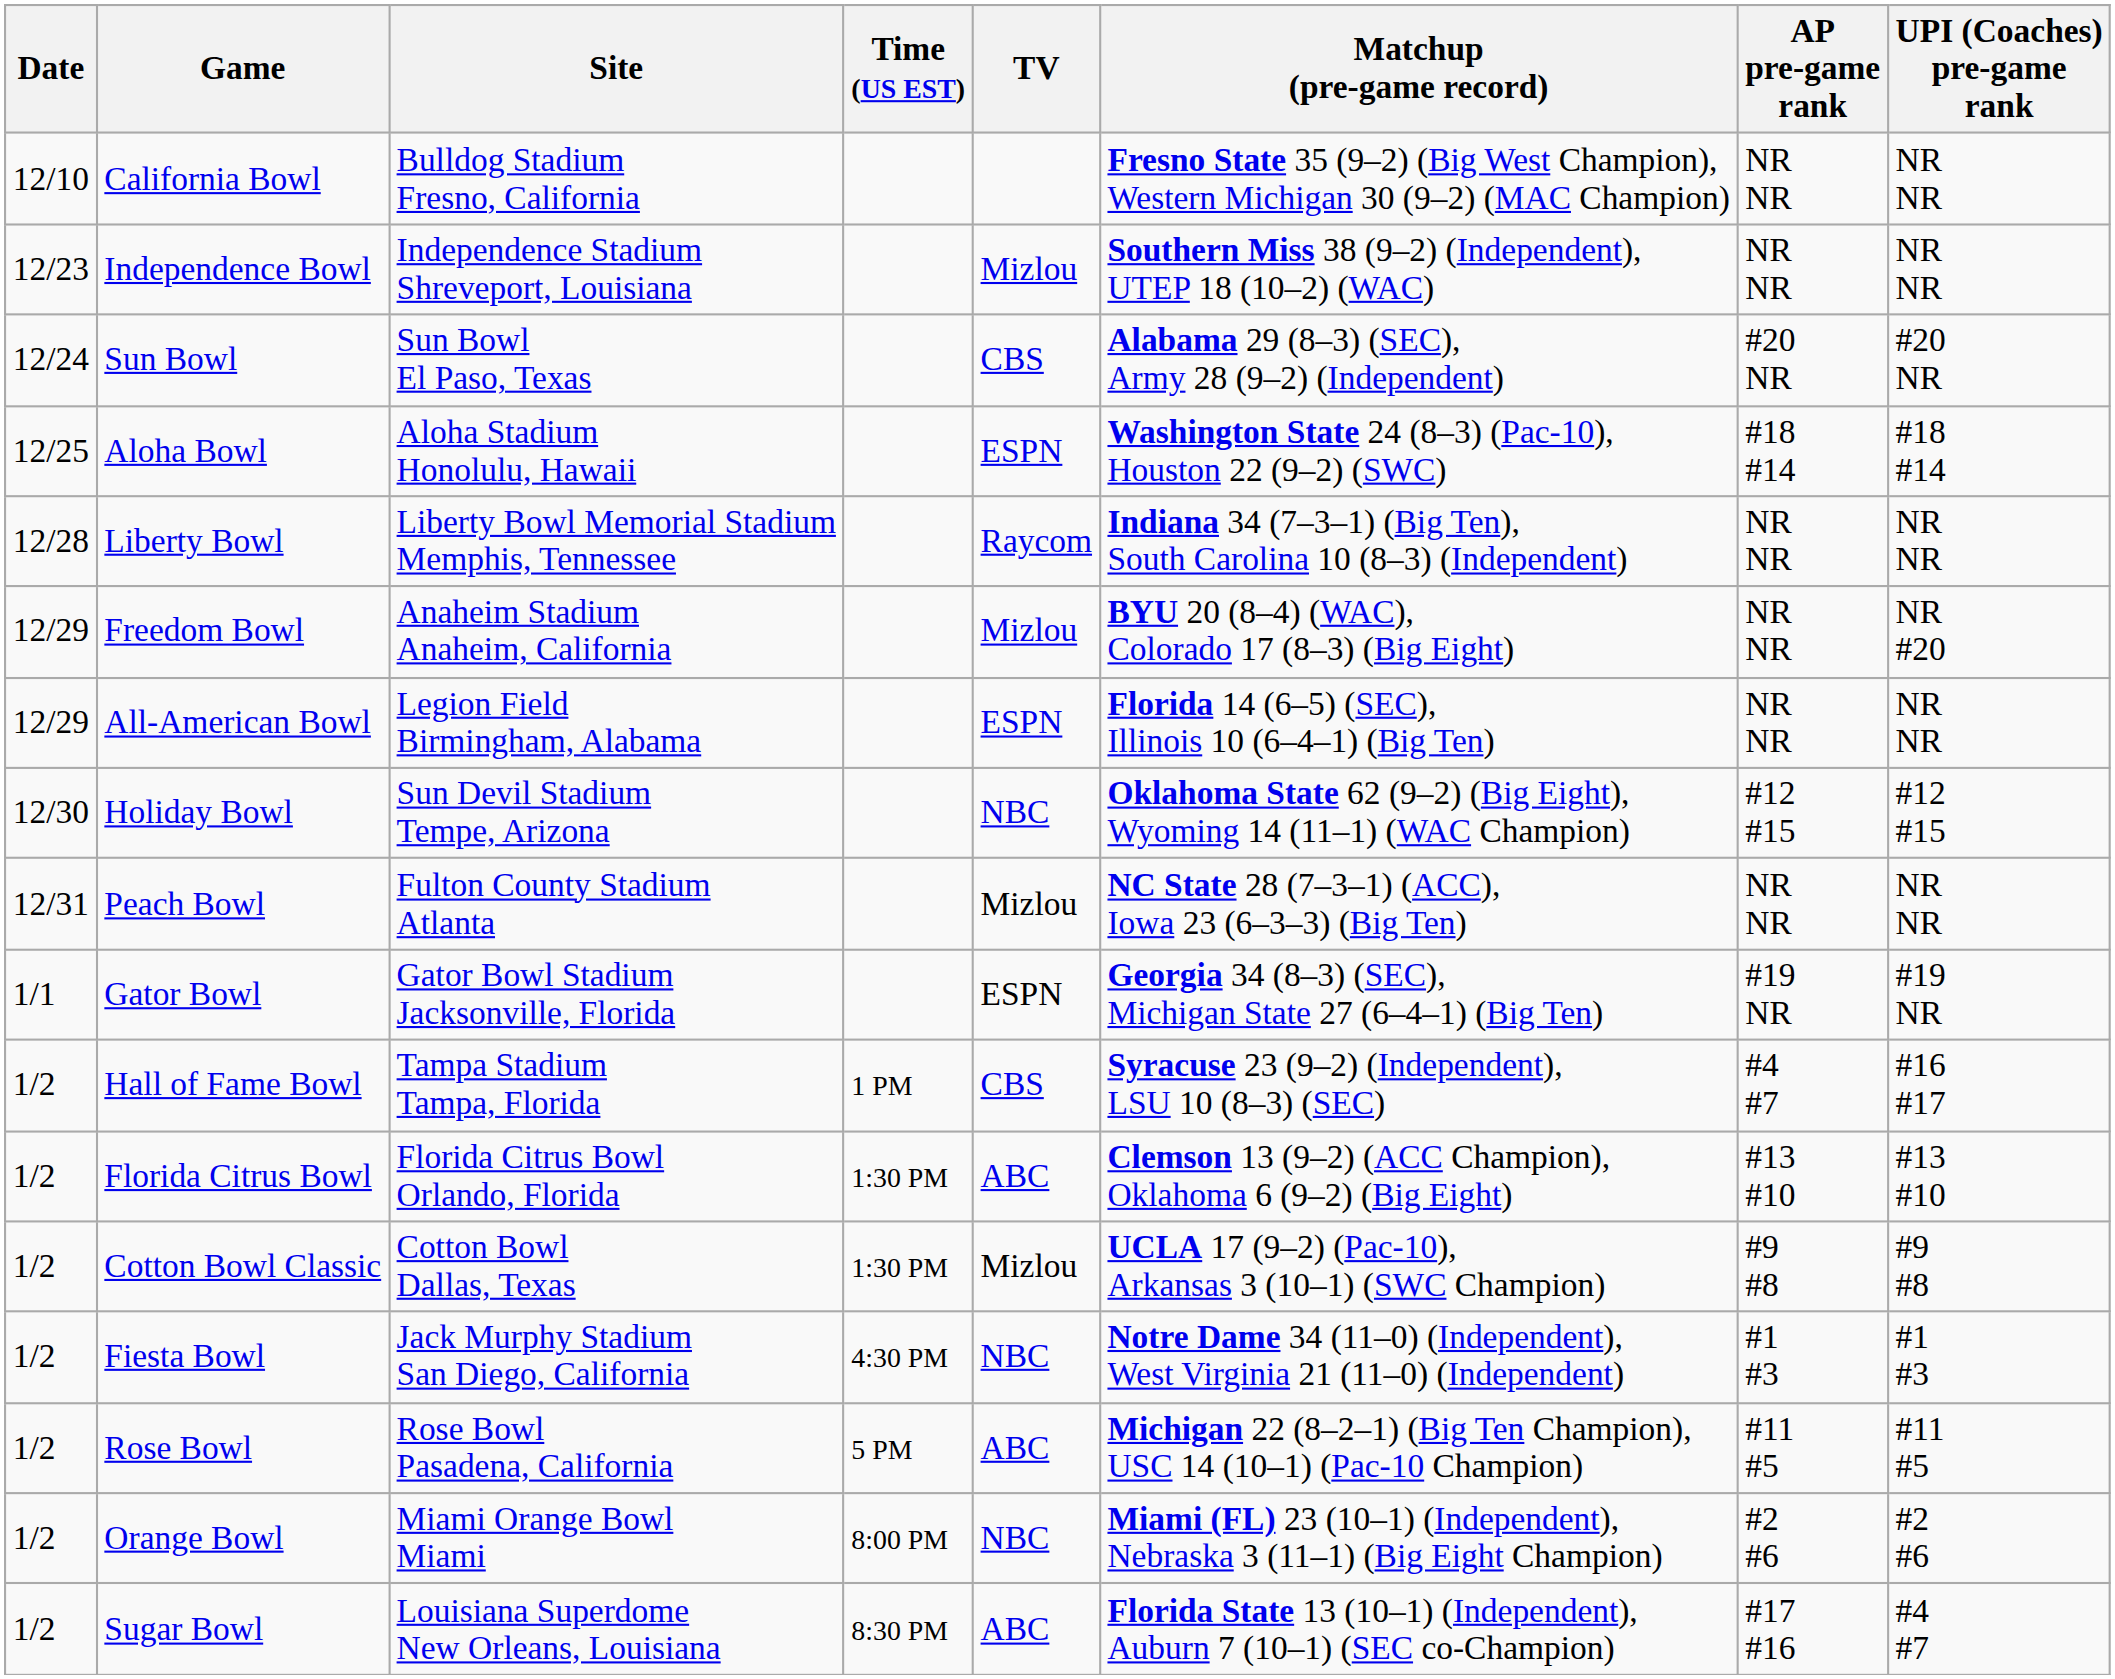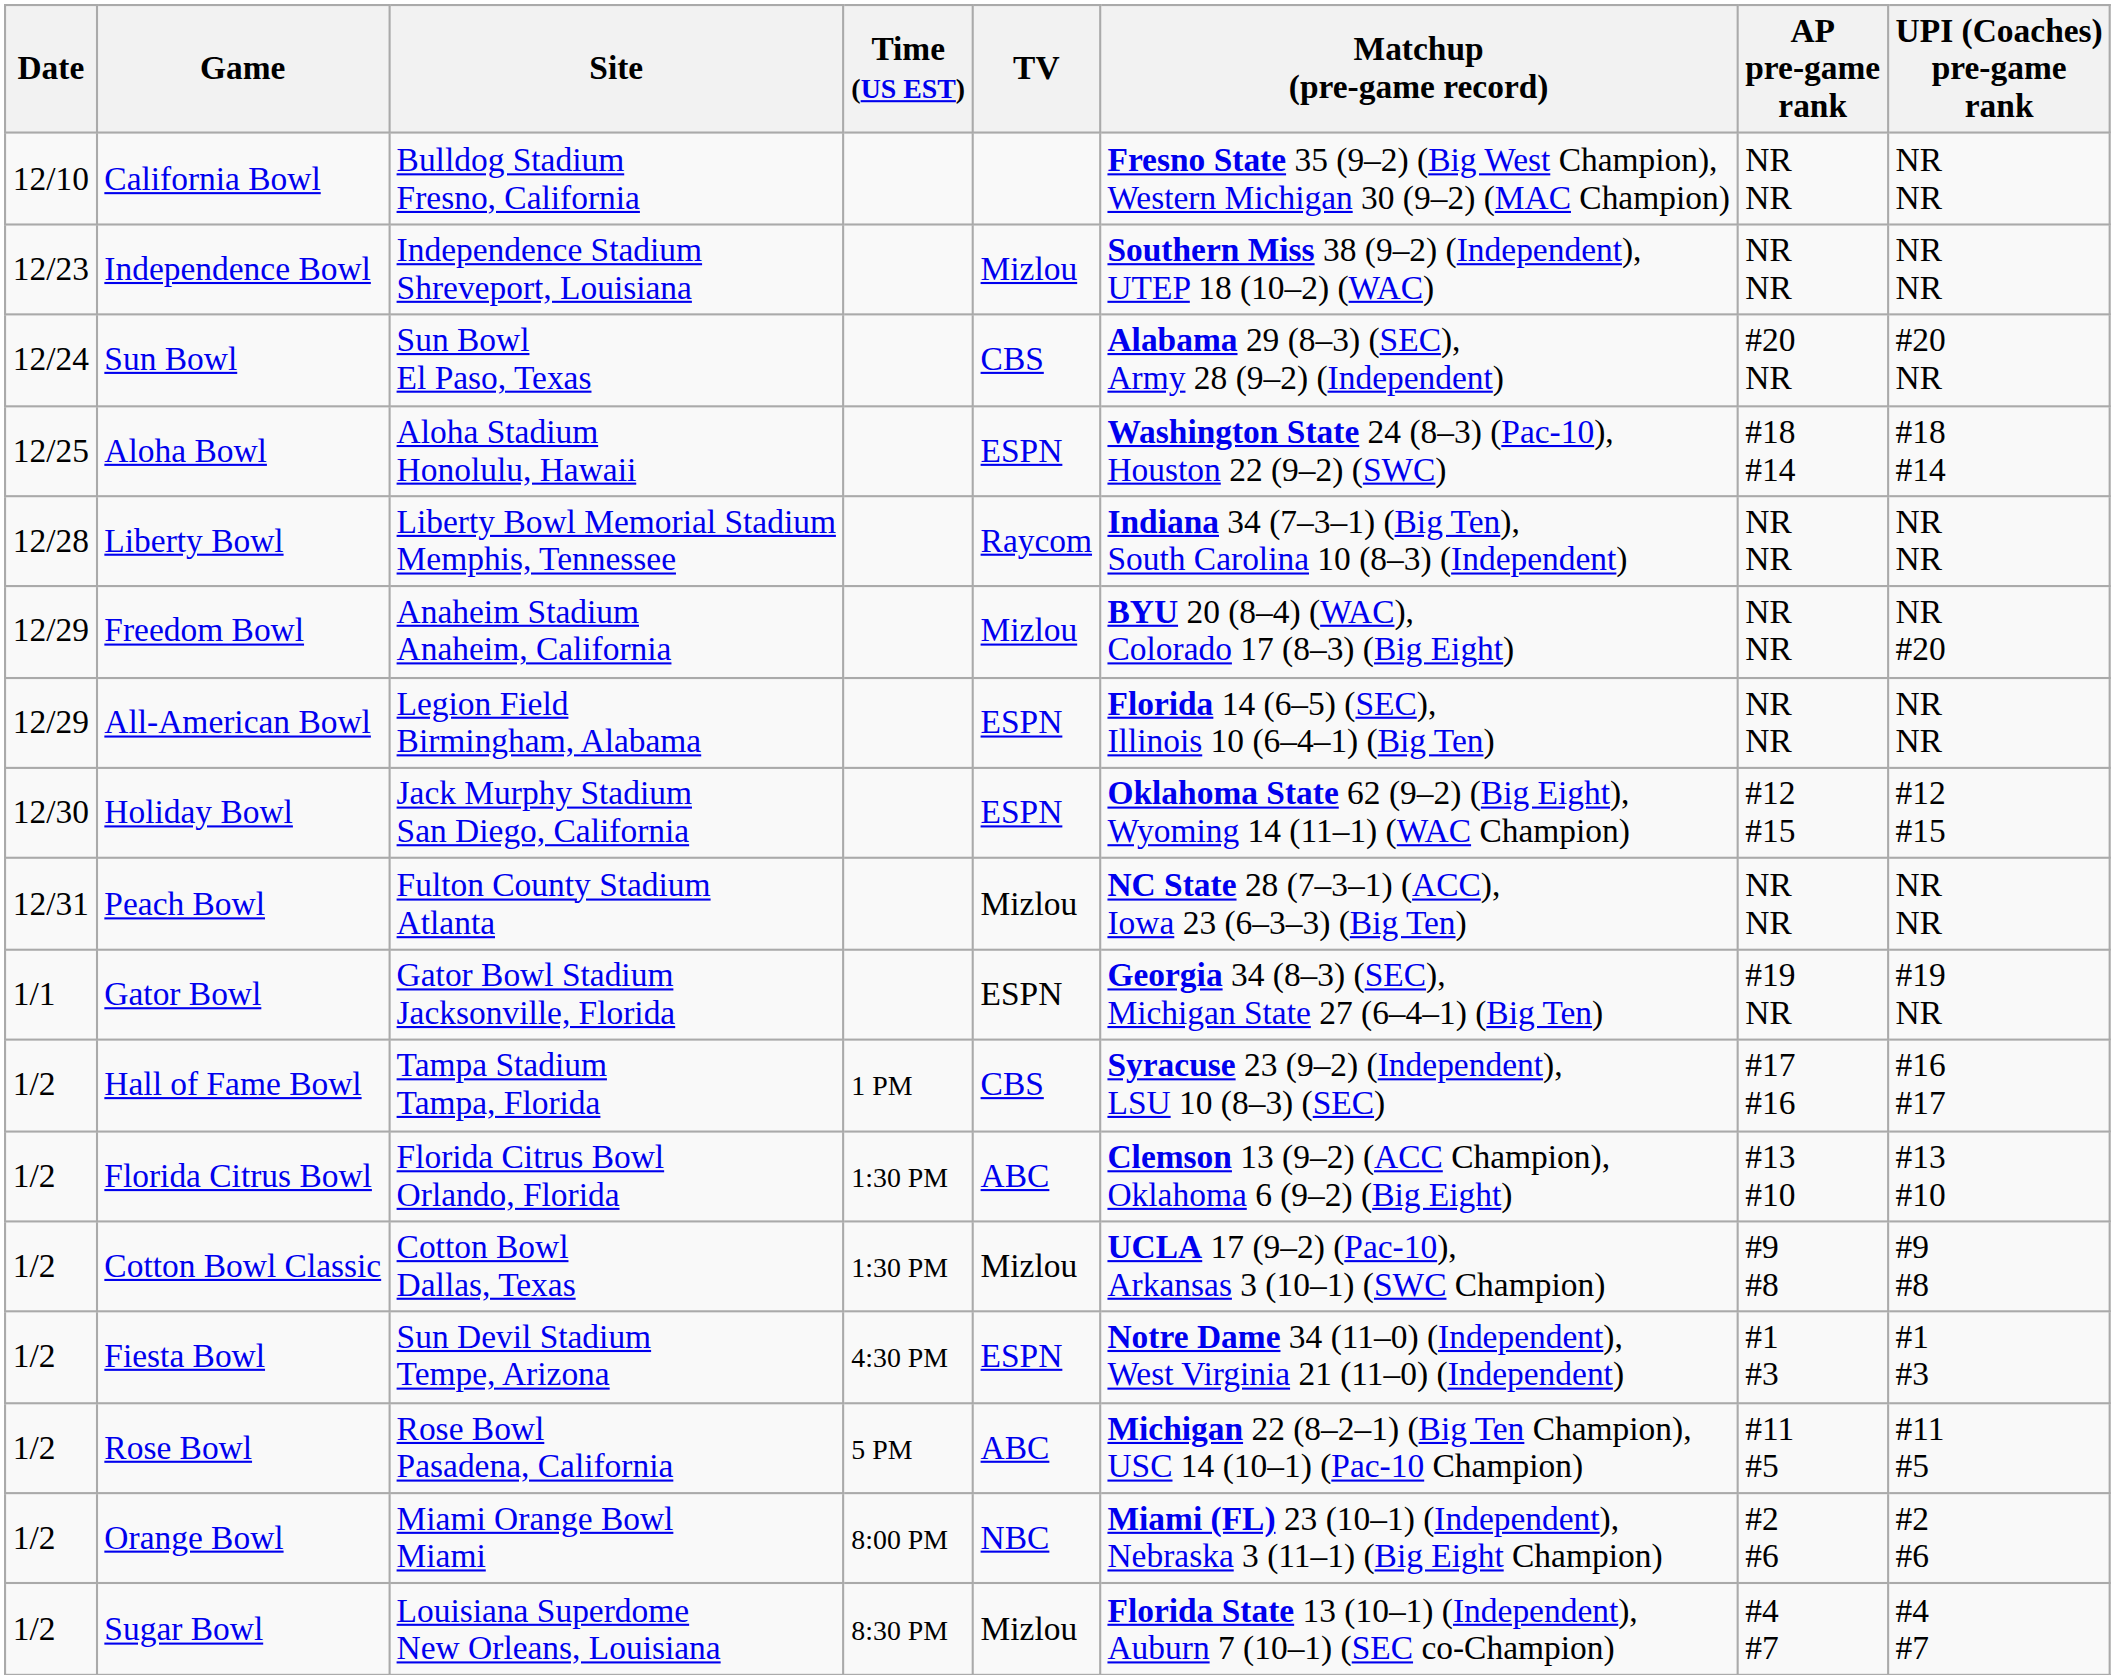(524, 812) Sun Devil Stadium Tempe, Arizona -> (544, 812) Jack Murphy Stadium San Diego, California
(1015, 812) NBC -> (1021, 812) ESPN
(1762, 1084) #4 #7 -> (1770, 1084) #17 #16
(544, 1356) Jack Murphy Stadium San Diego, California -> (524, 1356) Sun Devil Stadium Tempe, Arizona
(1015, 1356) NBC -> (1021, 1356) ESPN
(1015, 1628) ABC -> (1029, 1628) Mizlou
(1770, 1628) #17 #16 -> (1762, 1628) #4 #7
